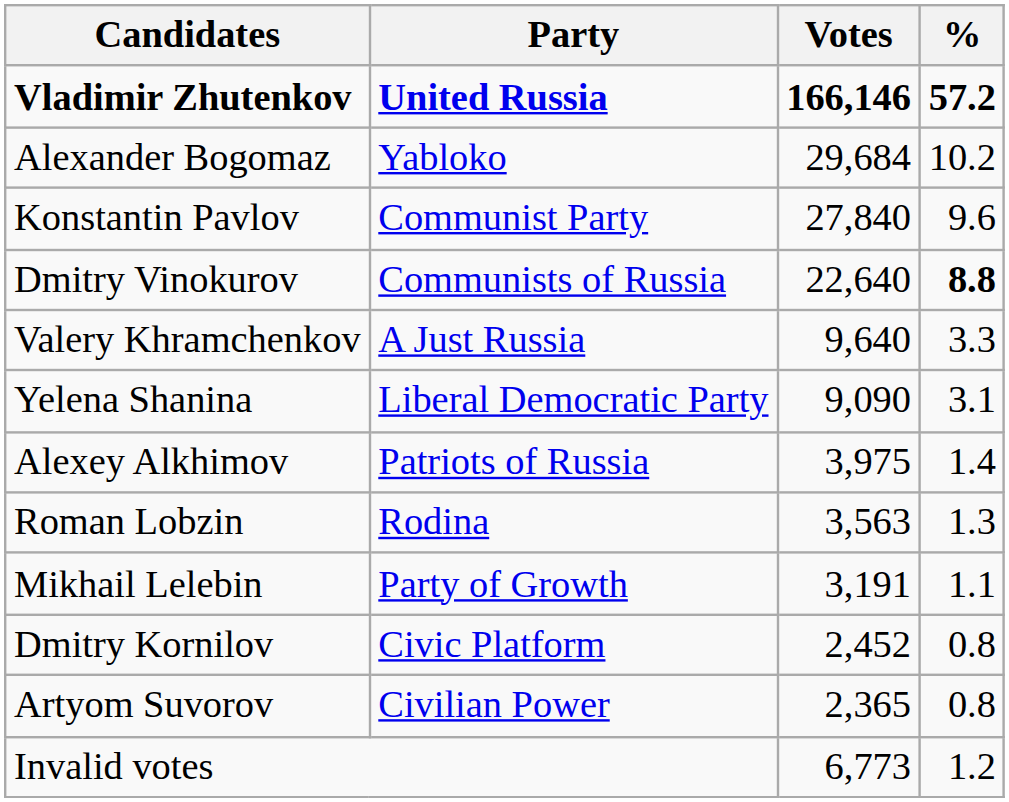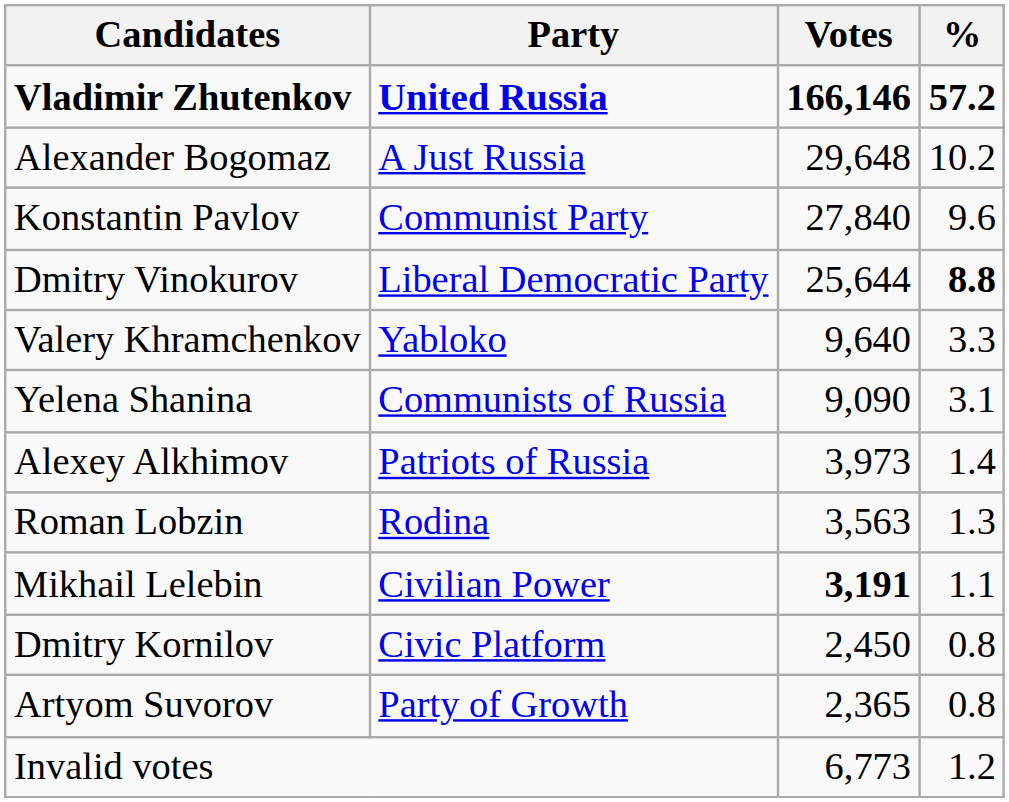(442, 156) Yabloko -> (482, 156) A Just Russia
(858, 156) 29,684 -> (858, 156) 29,648
(552, 278) Communists of Russia -> (573, 278) Liberal Democratic Party
(858, 278) 22,640 -> (858, 278) 25,644
(482, 339) A Just Russia -> (442, 339) Yabloko
(573, 400) Liberal Democratic Party -> (552, 400) Communists of Russia
(868, 461) 3,975 -> (868, 461) 3,973
(503, 583) Party of Growth -> (494, 583) Civilian Power
(868, 583) normal -> (868, 583) bold
(868, 643) 2,452 -> (868, 643) 2,450
(494, 704) Civilian Power -> (503, 704) Party of Growth
